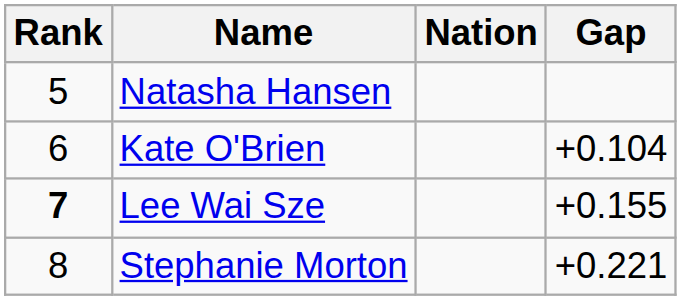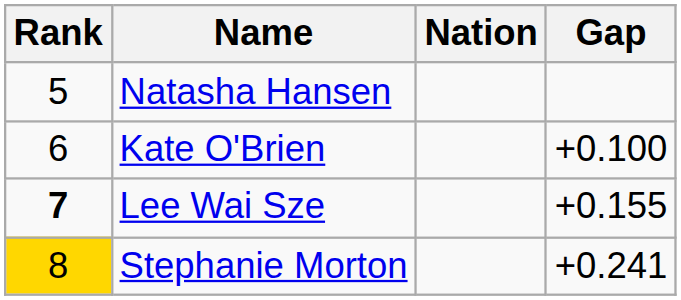(611, 149) +0.104 -> (611, 149) +0.100
(58, 264) no background -> (58, 264) gold background
(611, 264) +0.221 -> (611, 264) +0.241
